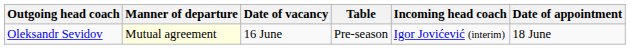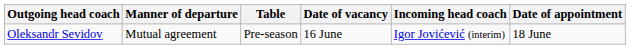columns swapped: (286, 14) <-> (361, 14)
(171, 34) lightyellow background -> (171, 34) no background
